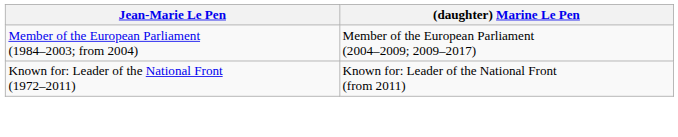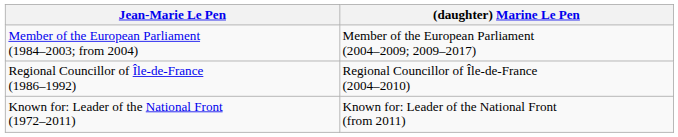+ row: (106, 78)
